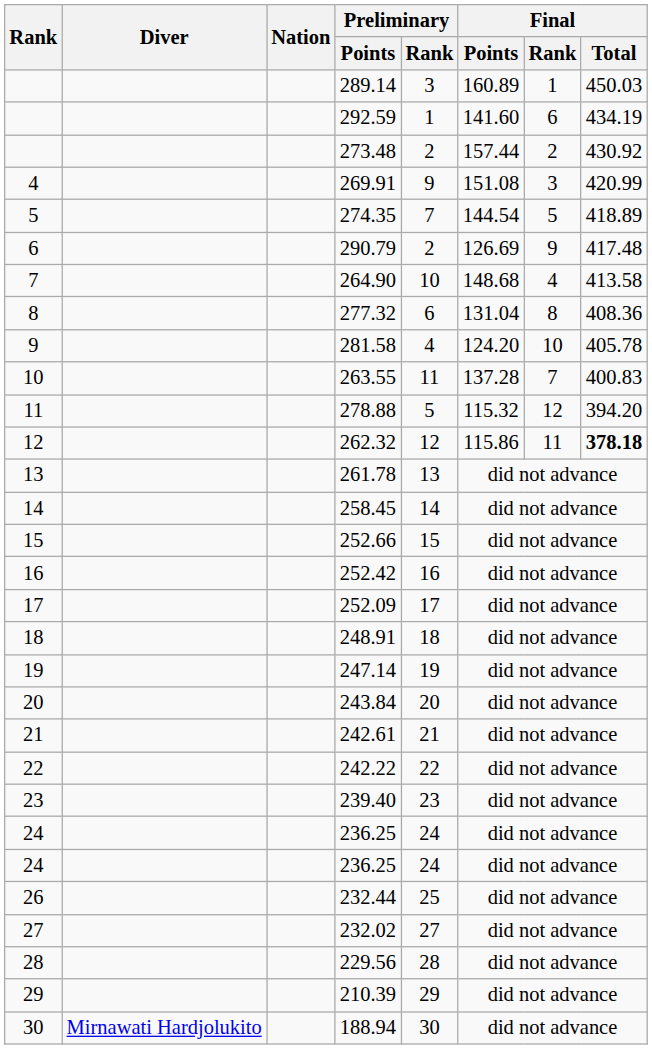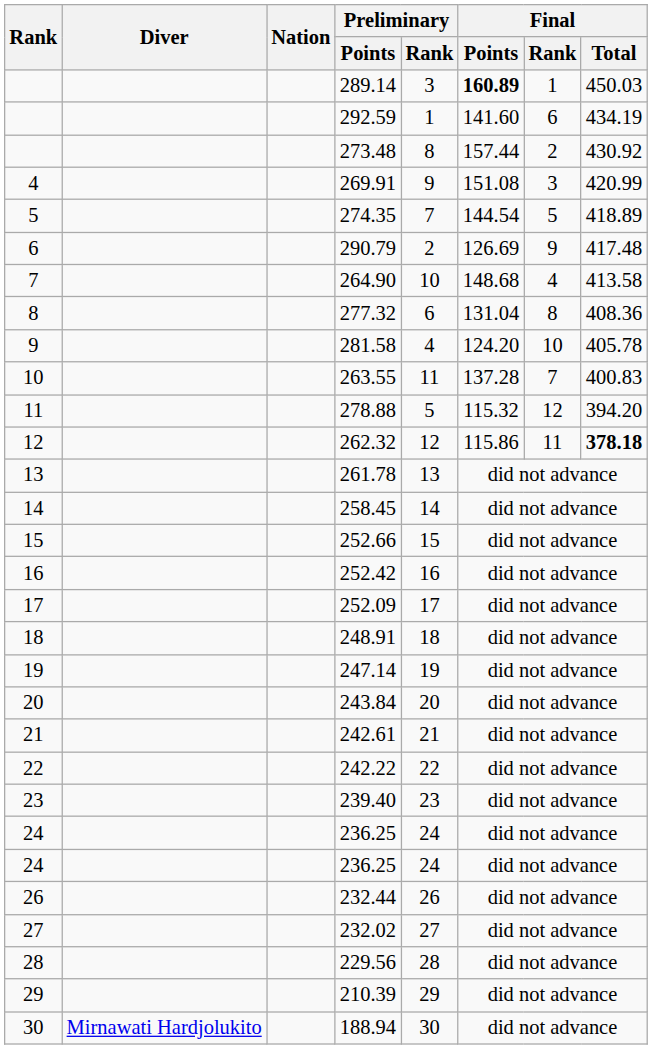(491, 85) normal -> (491, 85) bold
(429, 150) 2 -> (429, 150) 8
(429, 897) 25 -> (429, 897) 26
